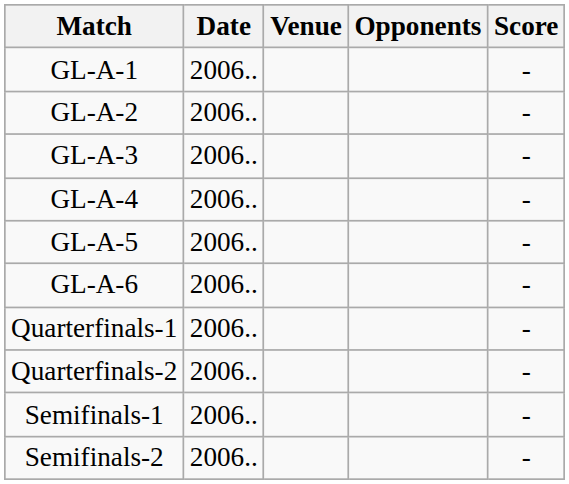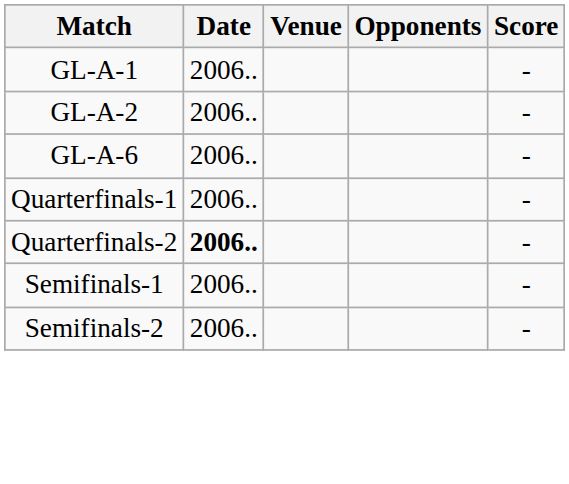- row: (94, 155)
- row: (94, 198)
- row: (94, 241)
(224, 371) normal -> (224, 241) bold
